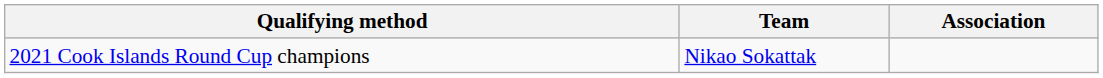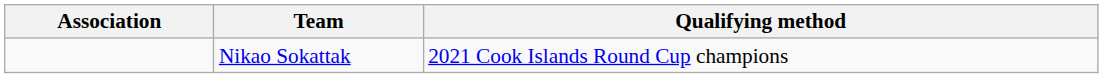columns swapped: (993, 21) <-> (342, 21)
